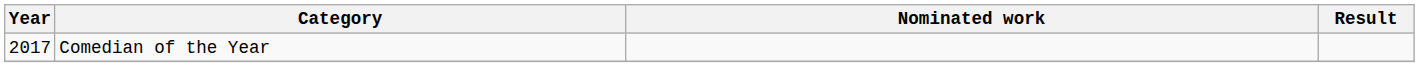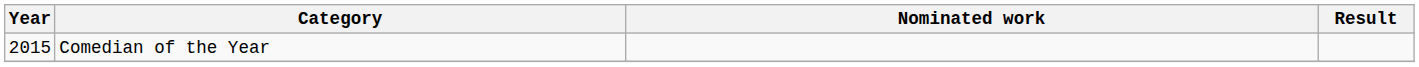(30, 48) 2017 -> (30, 48) 2015
